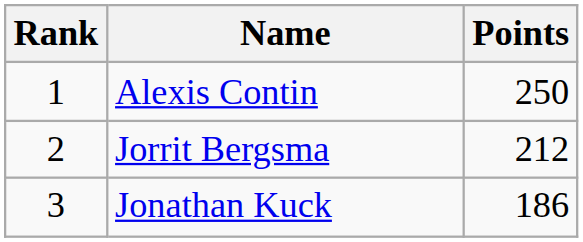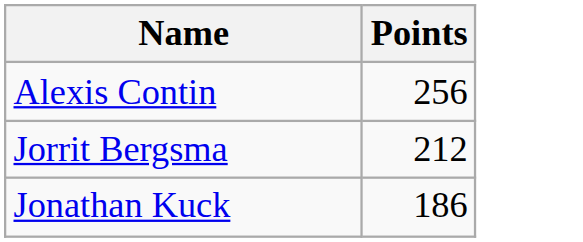- column: (56, 33)
(542, 90) 250 -> (440, 90) 256
